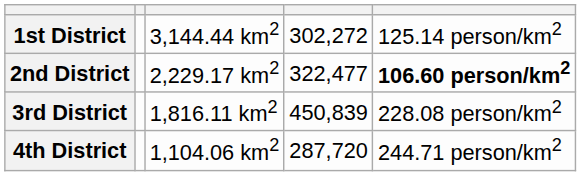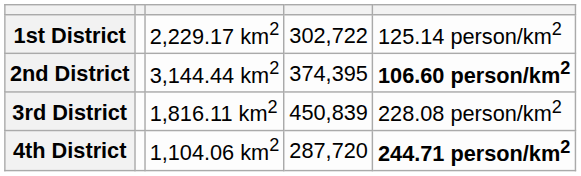(214, 34) 3,144.44 km2 -> (214, 34) 2,229.17 km2
(329, 34) 302,272 -> (329, 34) 302,722
(214, 73) 2,229.17 km2 -> (214, 73) 3,144.44 km2
(329, 73) 322,477 -> (329, 73) 374,395
(470, 151) normal -> (474, 151) bold
